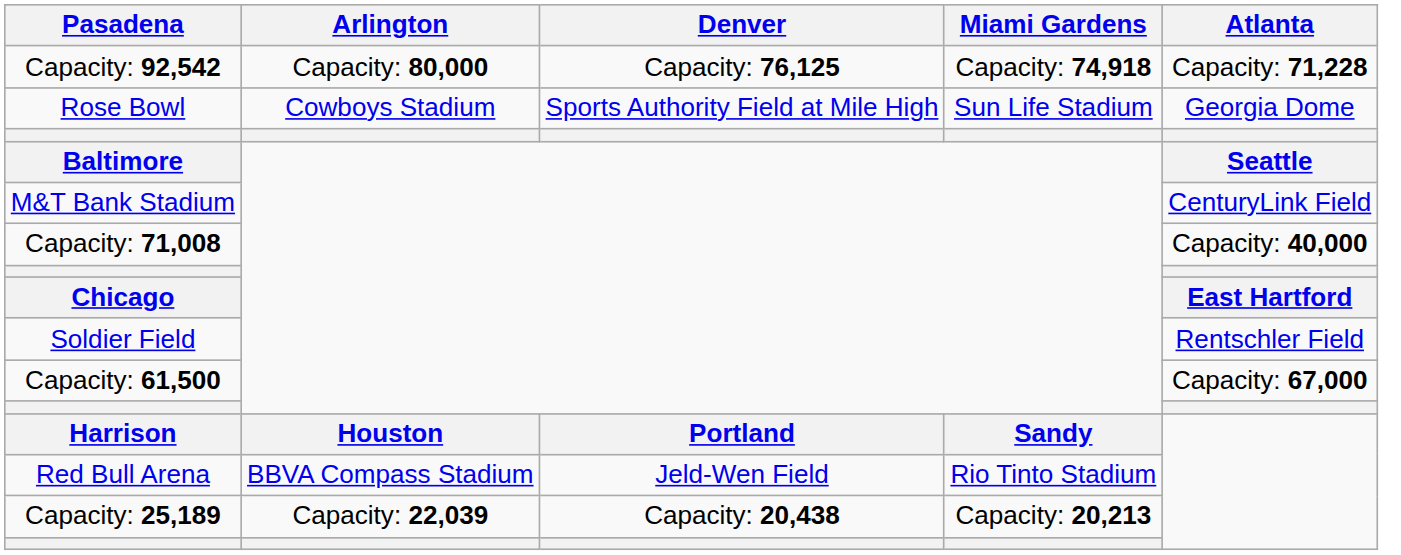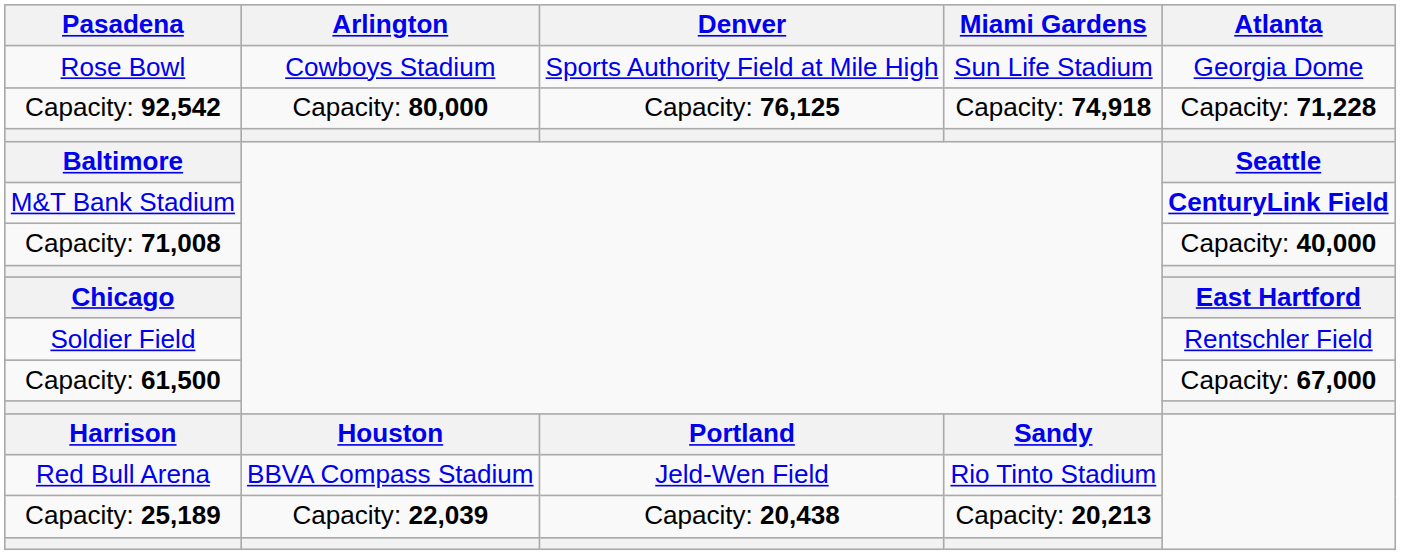rows swapped: (123, 107) <-> (123, 66)
(1270, 202) normal -> (1278, 202) bold
